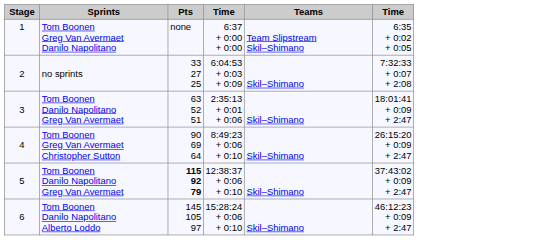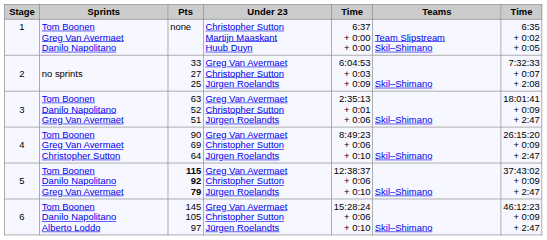+ column: (268, 12)
